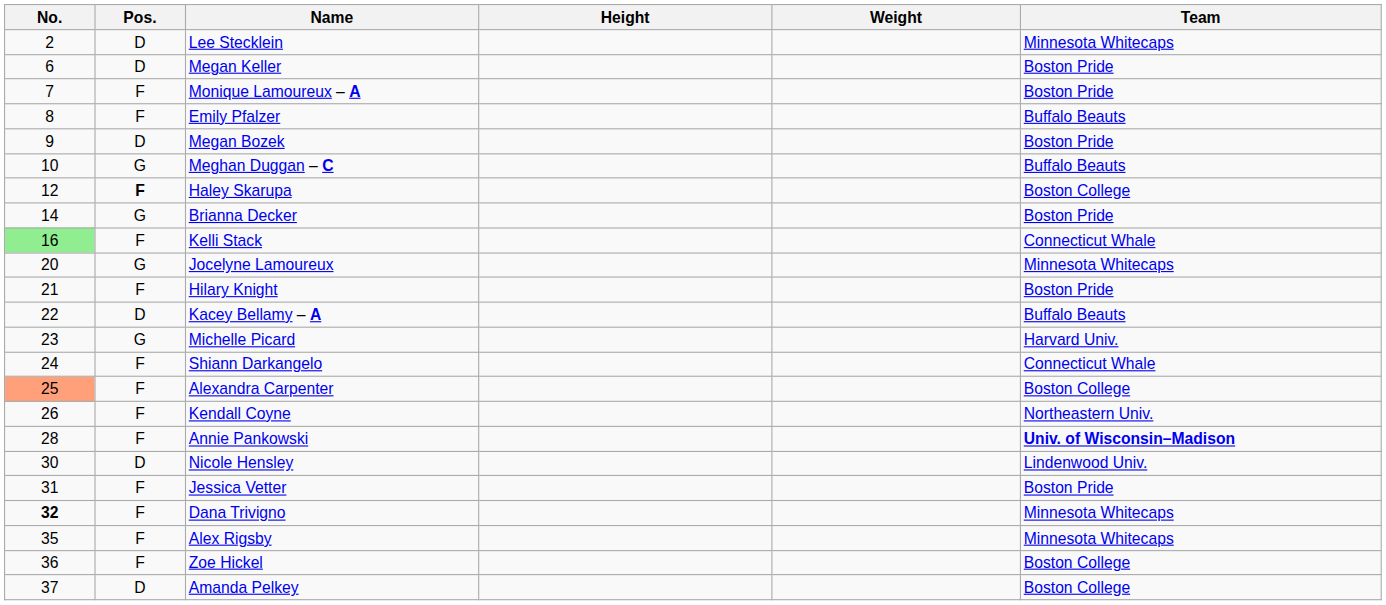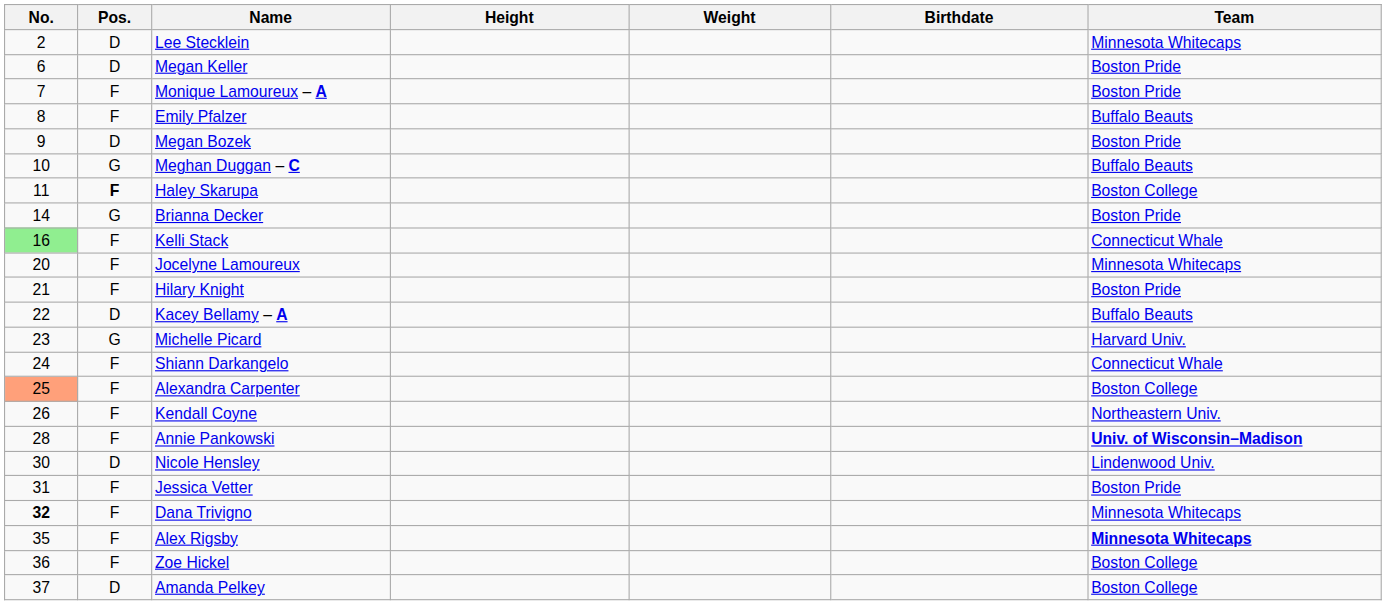+ column: (959, 17)
(50, 191) 12 -> (41, 191) 11
(140, 265) G -> (115, 265) F
(1099, 538) normal -> (1171, 538) bold
